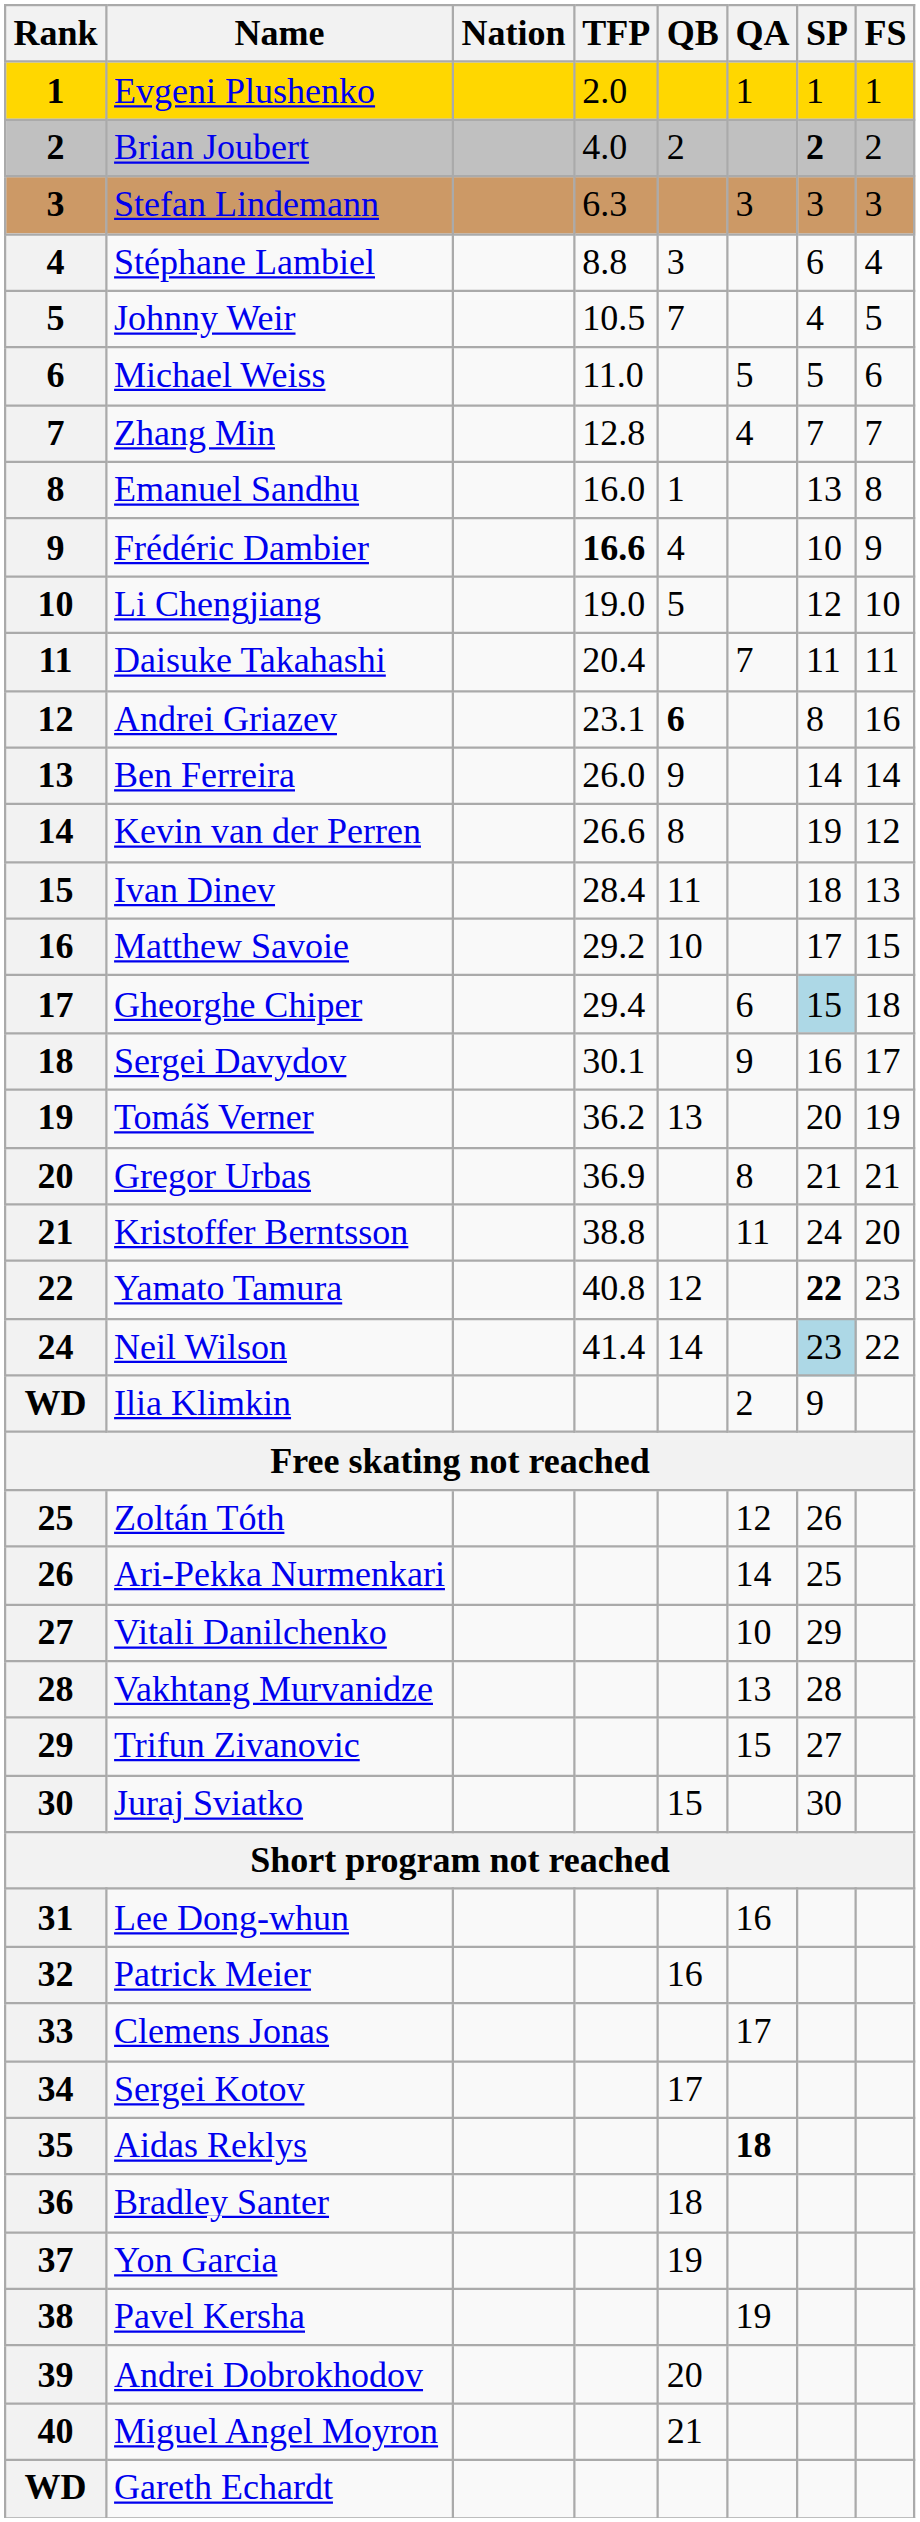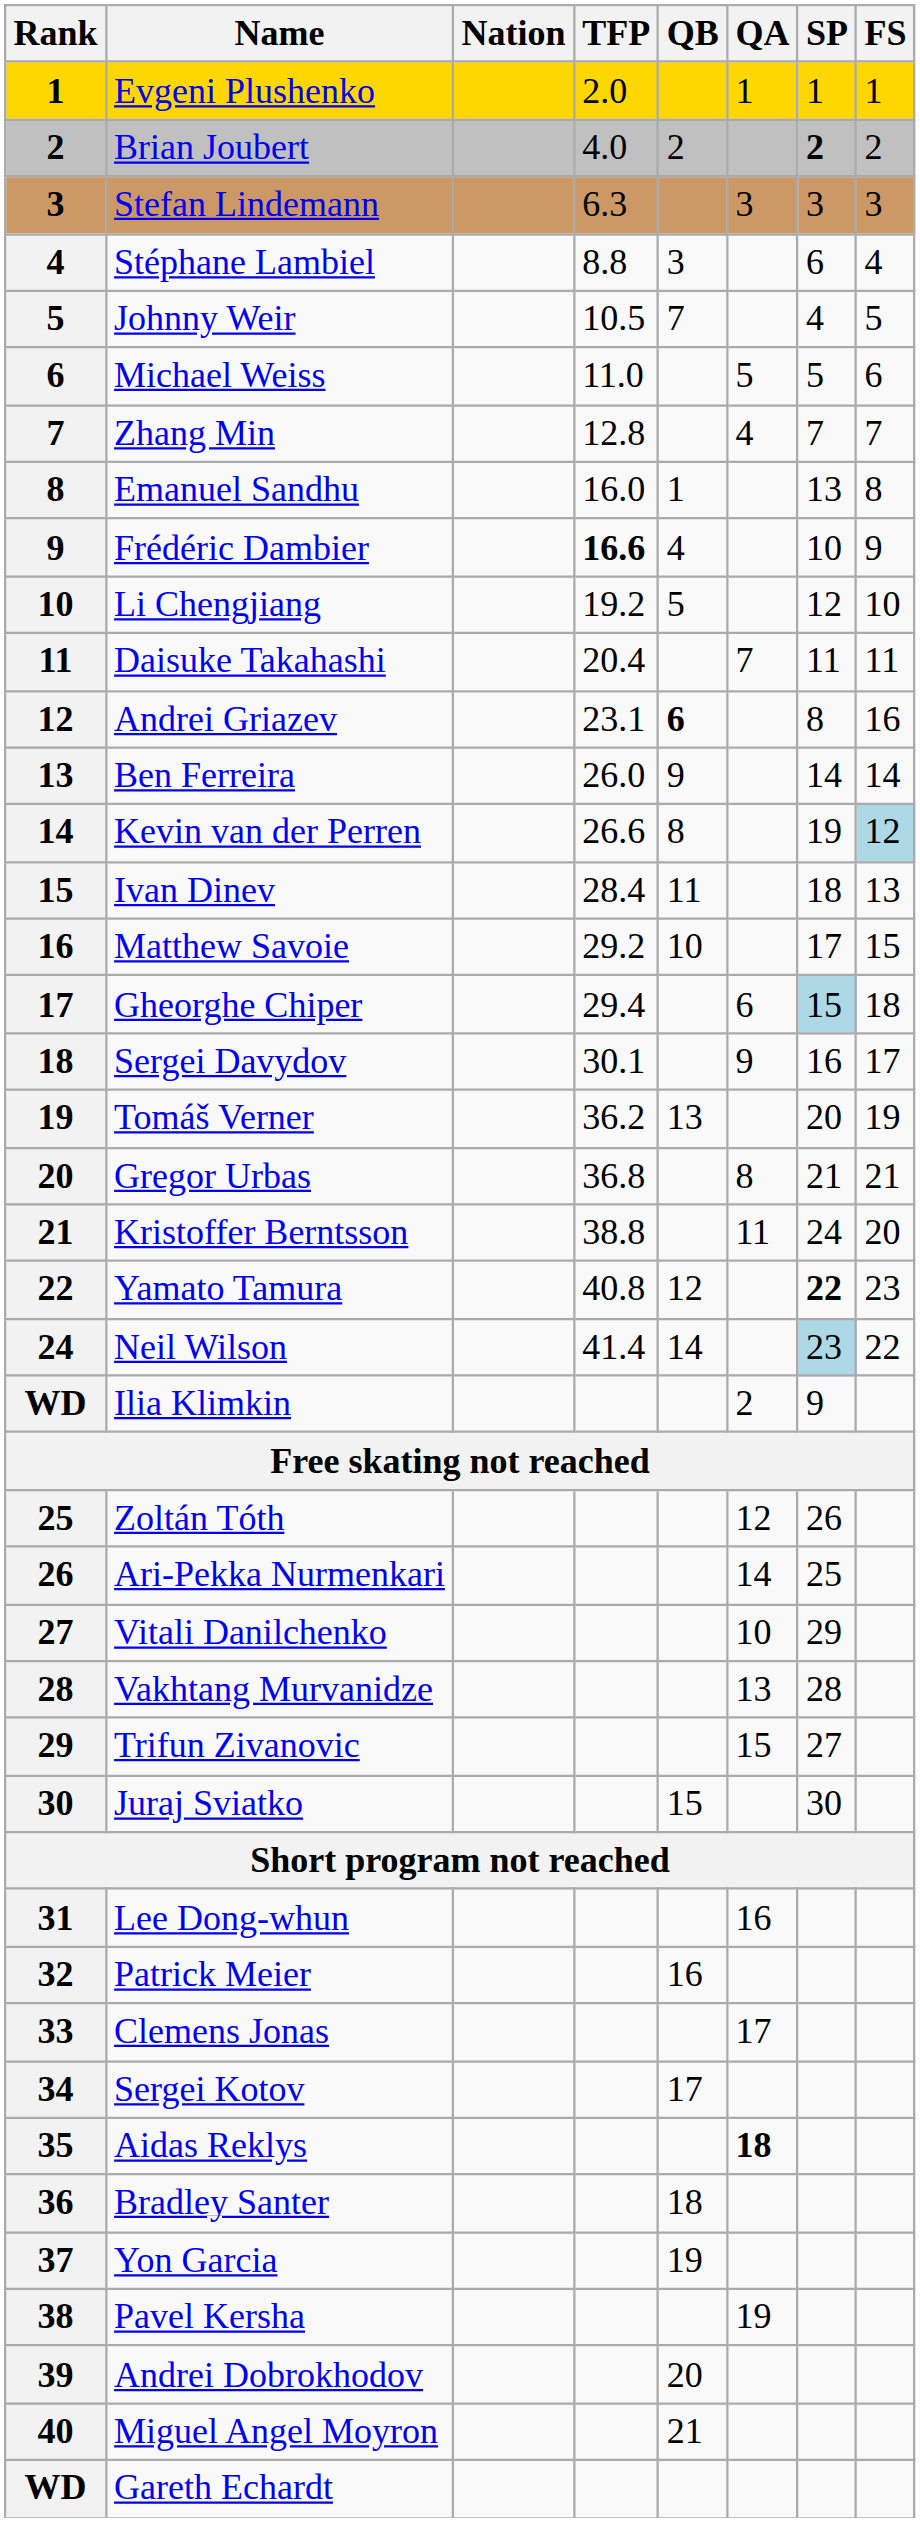(614, 603) 19.0 -> (614, 603) 19.2
(883, 832) no background -> (883, 832) lightblue background
(614, 1174) 36.9 -> (614, 1174) 36.8
